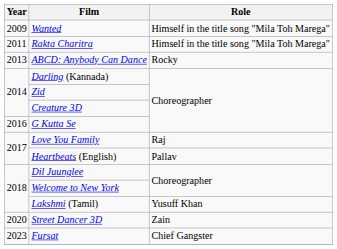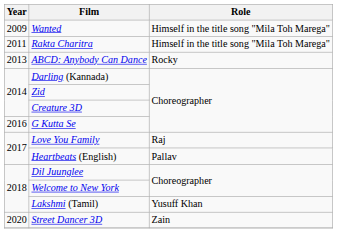- row: (45, 236)
